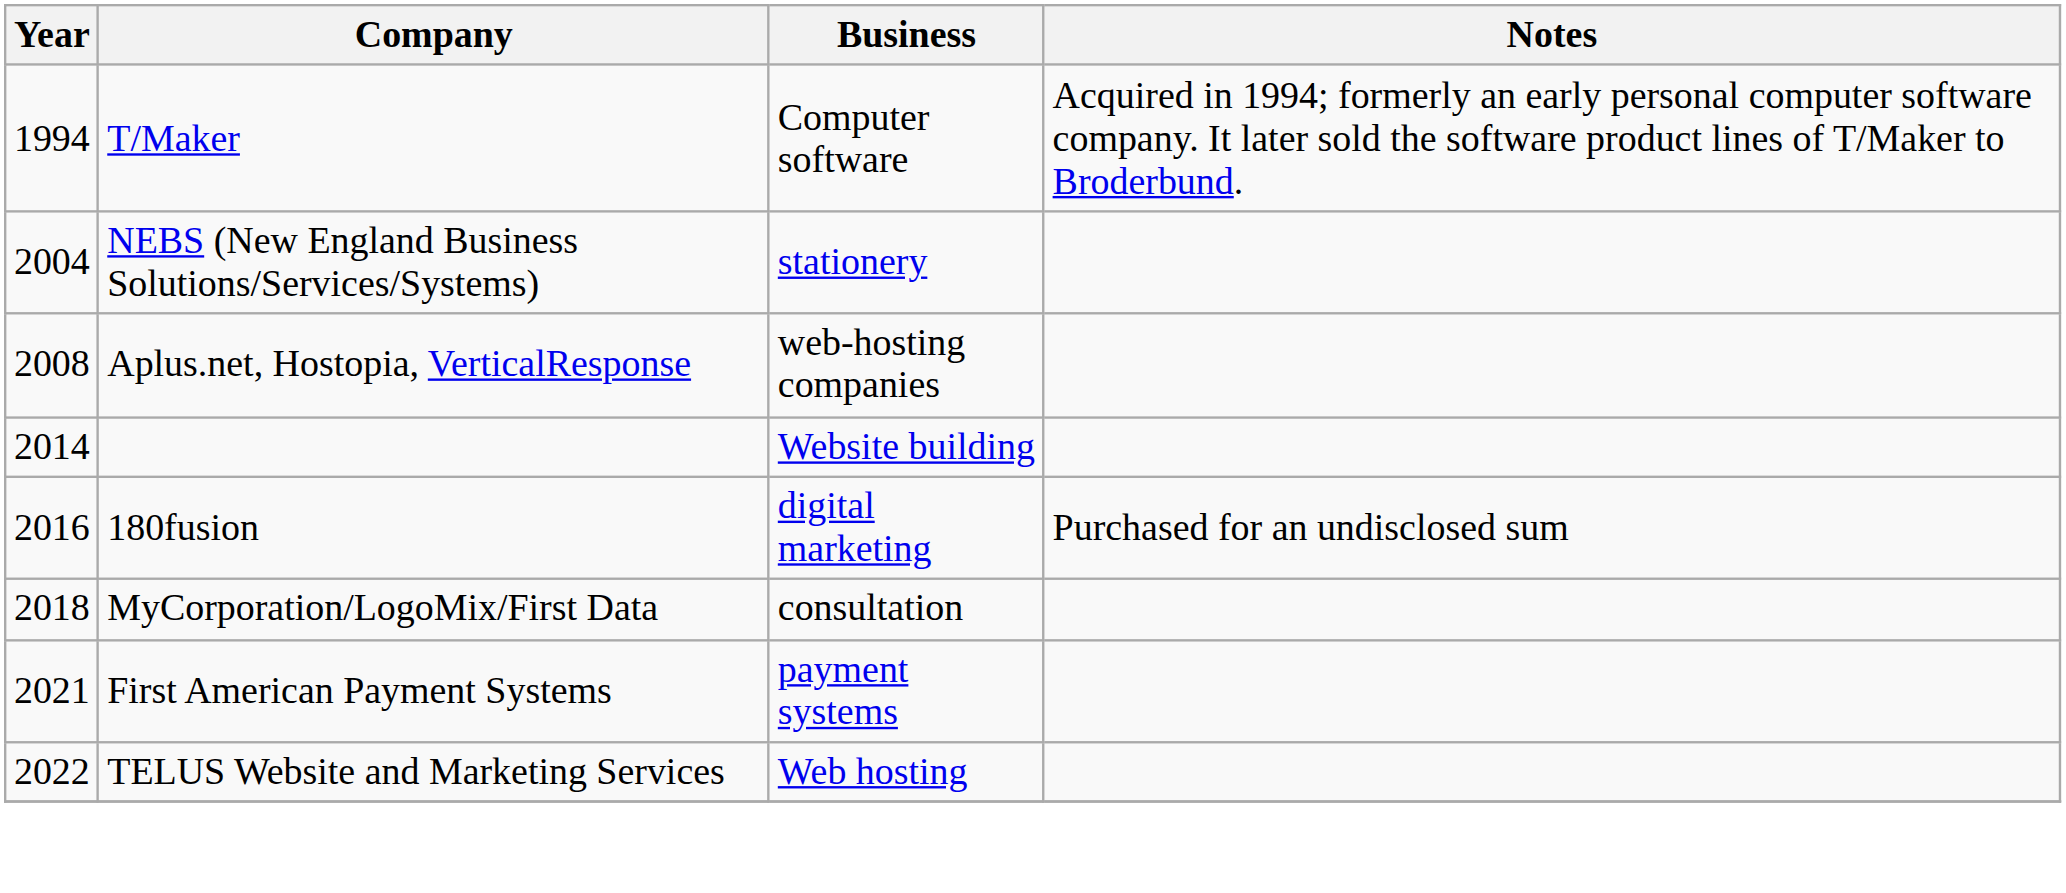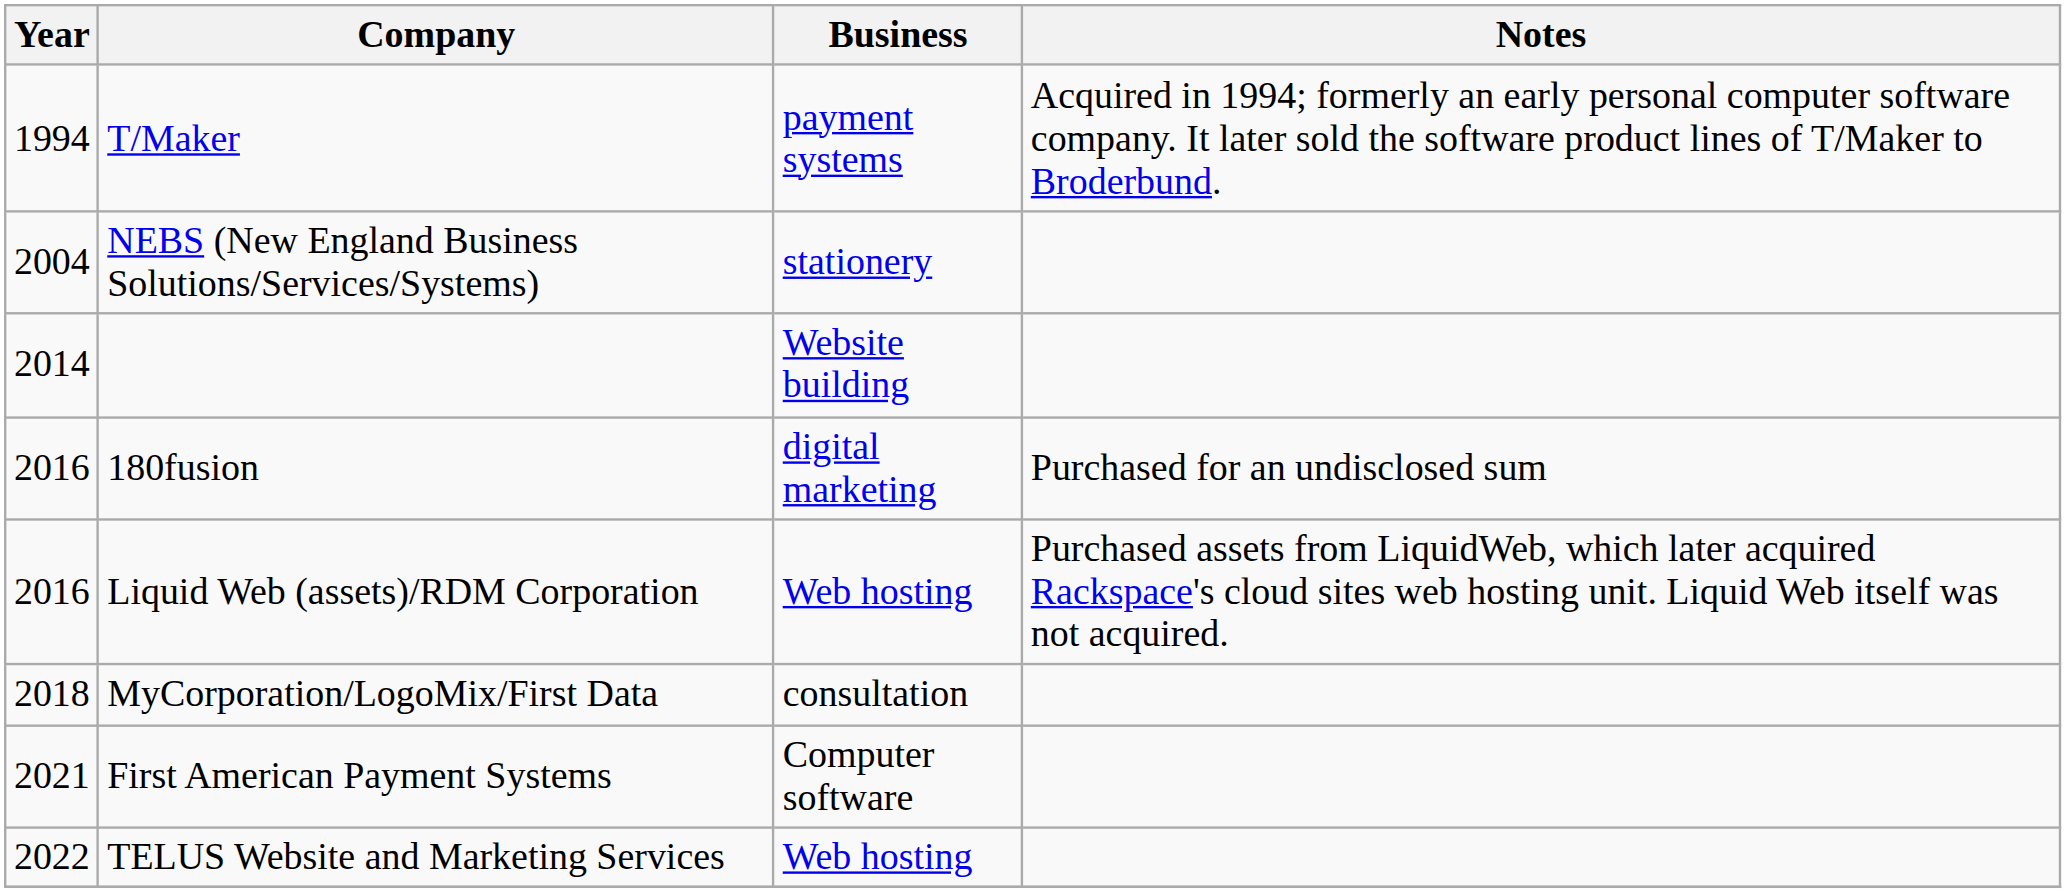(854, 137) Computer software -> (848, 137) payment systems
- row: (52, 364)
+ row: (52, 591)
(843, 690) payment systems -> (859, 775) Computer software
